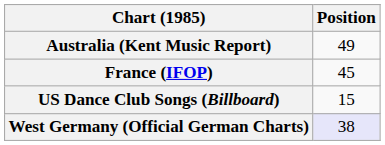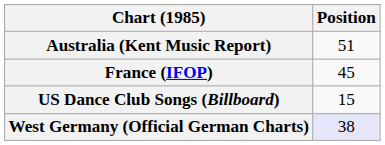(346, 45) 49 -> (346, 45) 51
